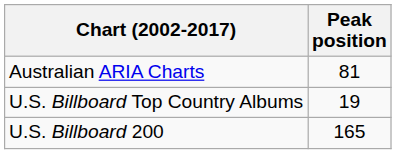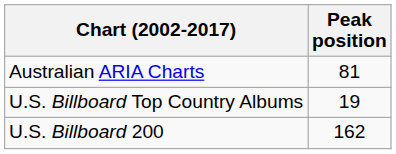(349, 132) 165 -> (349, 132) 162
